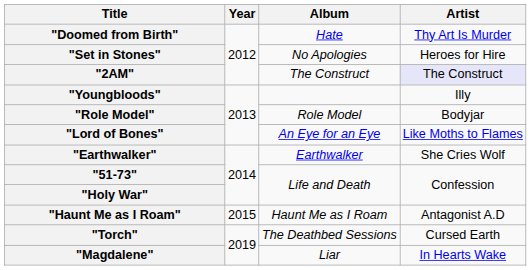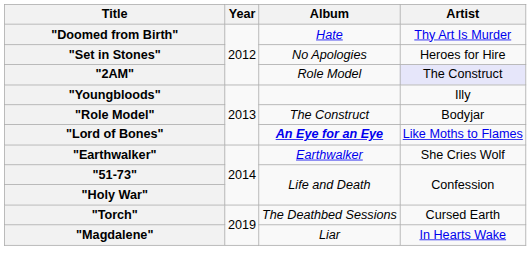(329, 74) The Construct -> (329, 74) Role Model
(329, 114) Role Model -> (329, 114) The Construct
(329, 134) normal -> (329, 134) bold
- row: (115, 214)
